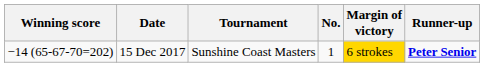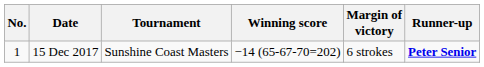columns swapped: (331, 22) <-> (60, 22)
(370, 51) gold background -> (370, 51) no background
